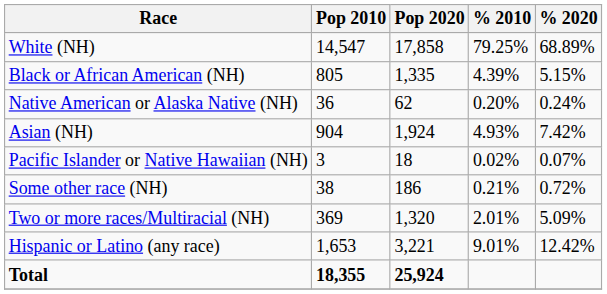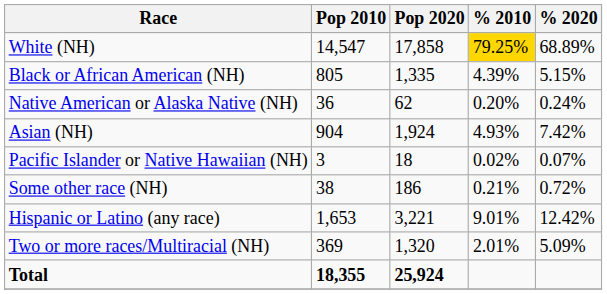(501, 47) no background -> (501, 47) gold background
rows swapped: (139, 217) <-> (114, 246)
